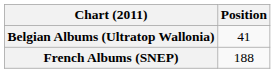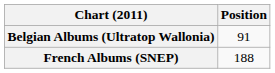(244, 36) 41 -> (244, 36) 91
